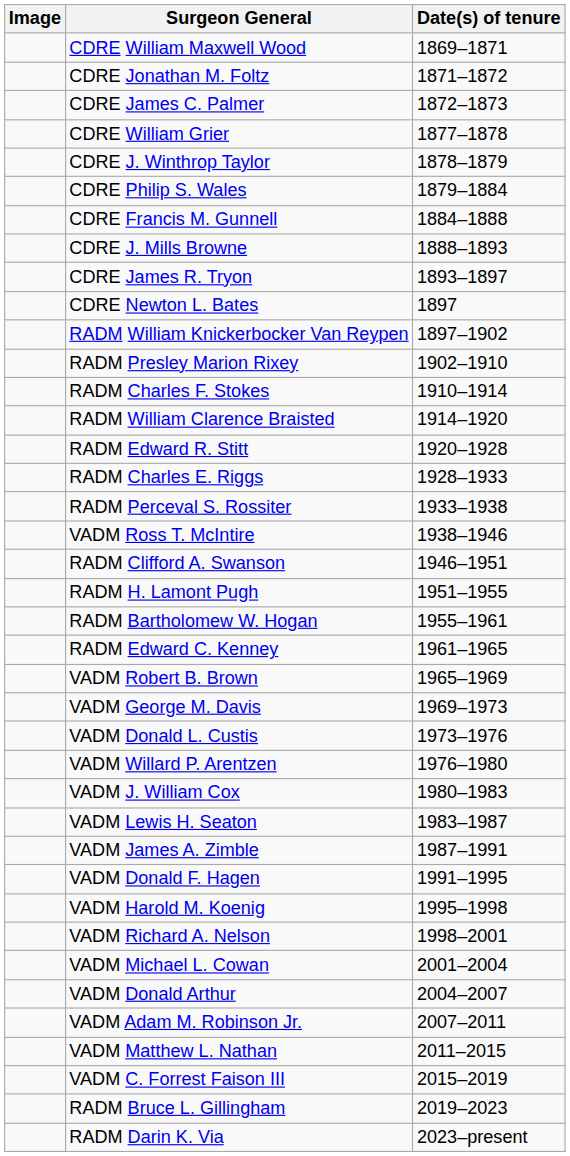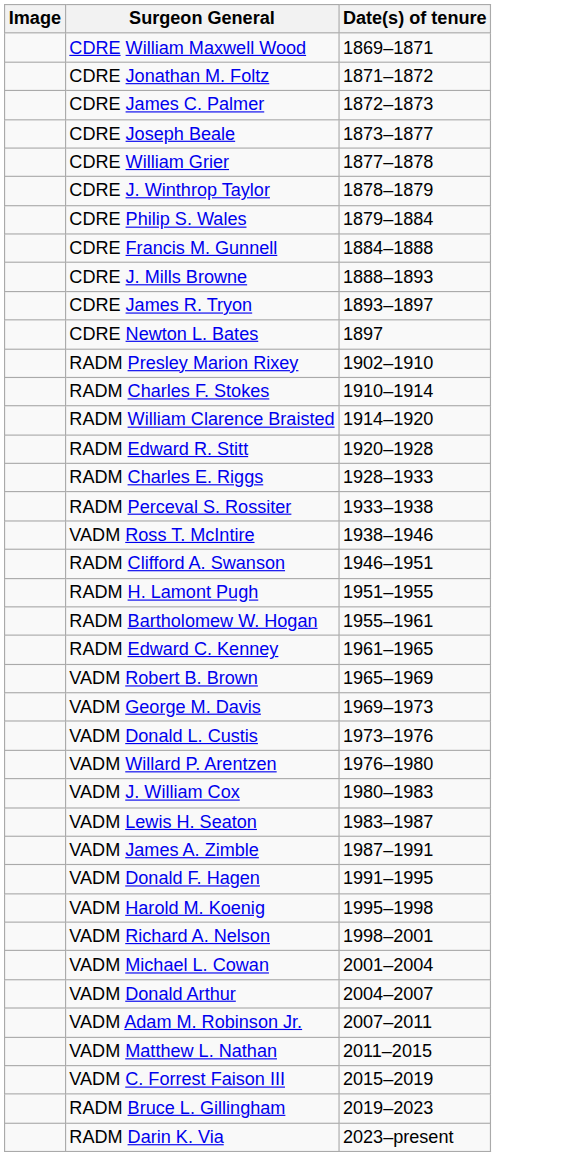+ row: (152, 133)
- row: (239, 334)
